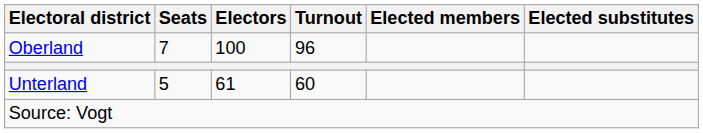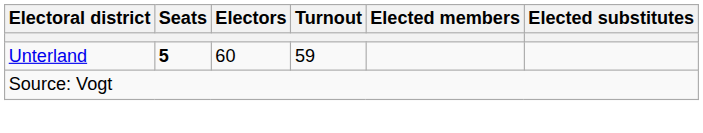- row: (46, 47)
(164, 84) normal -> (164, 55) bold
(225, 84) 61 -> (225, 55) 60
(305, 84) 60 -> (305, 55) 59
